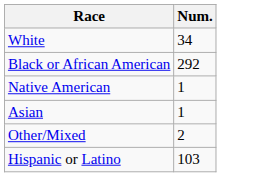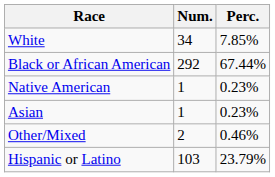+ column: (243, 16)
